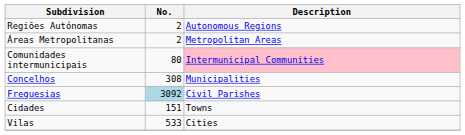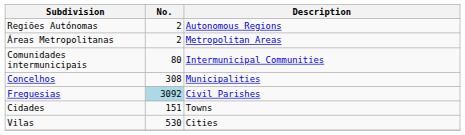(255, 60) pink background -> (255, 60) no background
(174, 123) 533 -> (174, 123) 530
